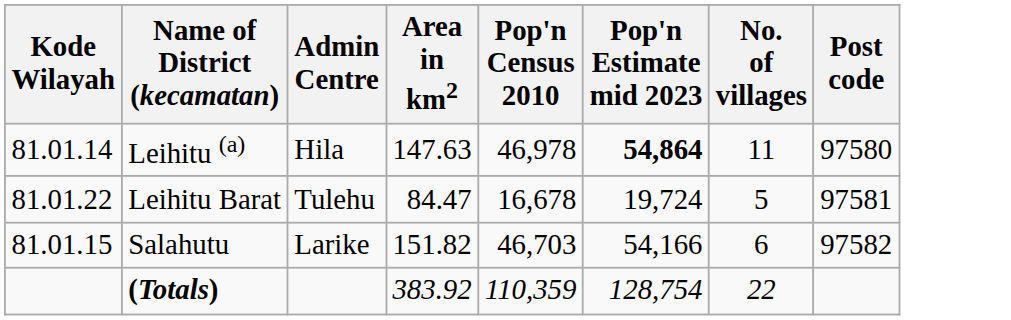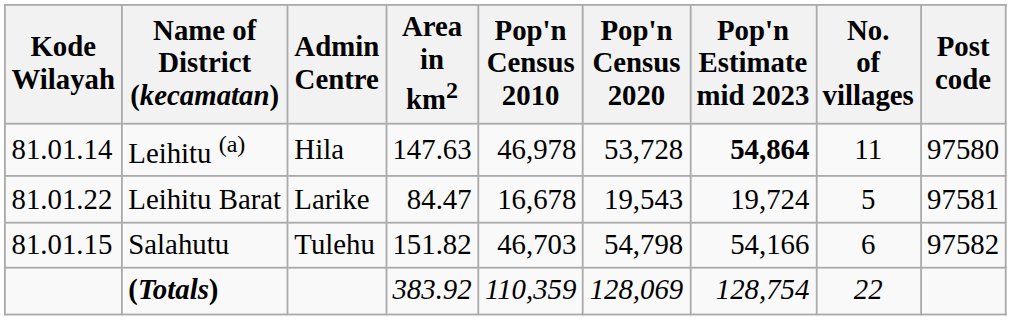+ column: (636, 63)
(335, 199) Tulehu -> (332, 199) Larike
(332, 244) Larike -> (335, 244) Tulehu
